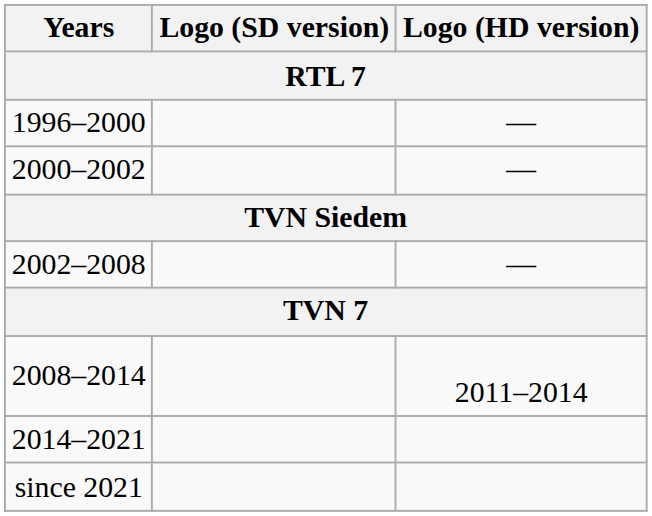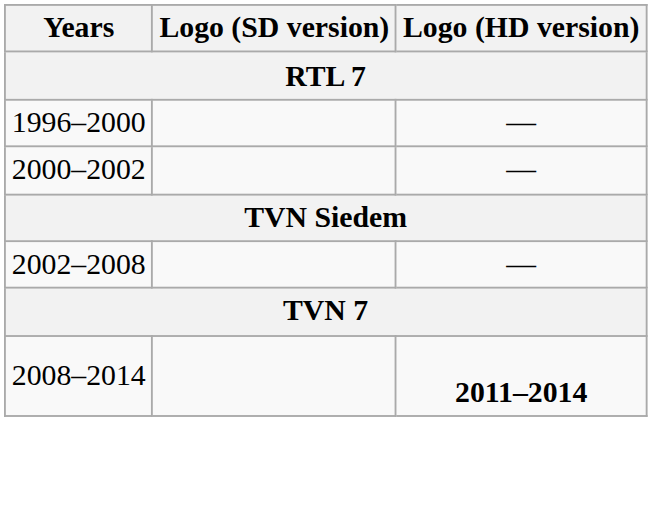(521, 391) normal -> (521, 391) bold
- row: (79, 439)
- row: (79, 486)
